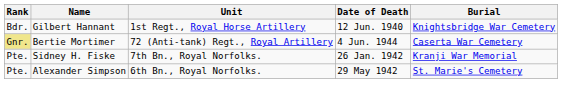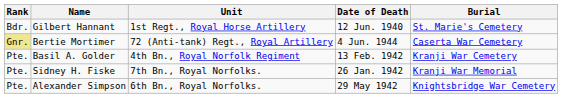(484, 27) Knightsbridge War Cemetery -> (468, 27) St. Marie's Cemetery
+ row: (74, 56)
(468, 71) St. Marie's Cemetery -> (484, 86) Knightsbridge War Cemetery
